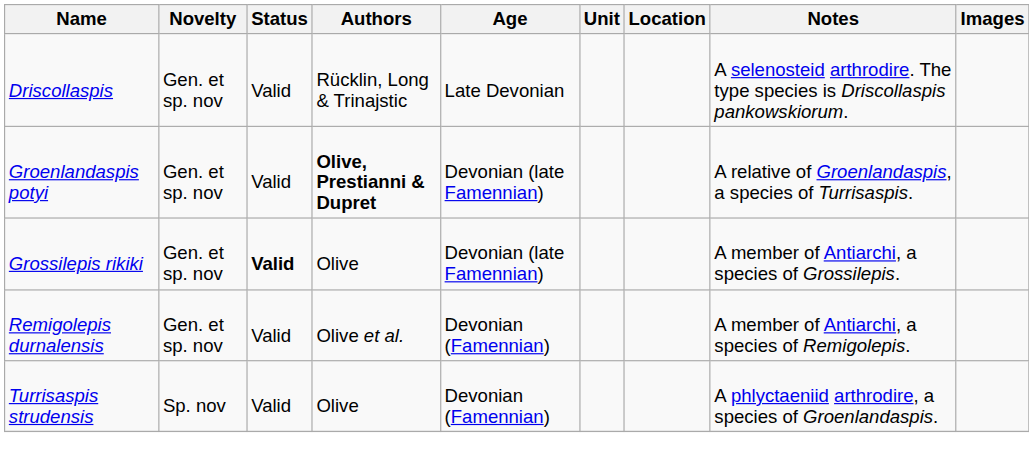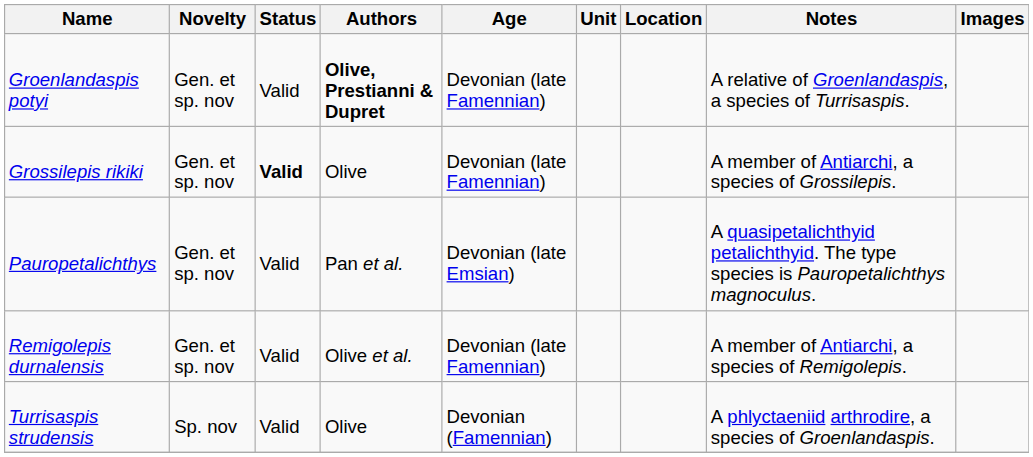- row: (61, 90)
+ row: (83, 264)
(497, 335) Devonian (Famennian) -> (506, 356) Devonian (late Famennian)
